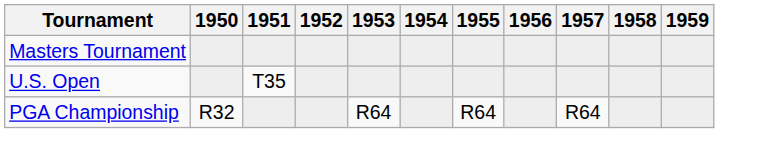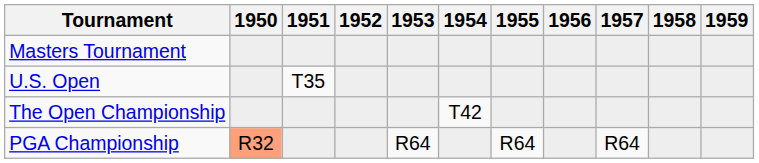+ row: (117, 113)
(217, 113) no background -> (256, 143) lightsalmon background
